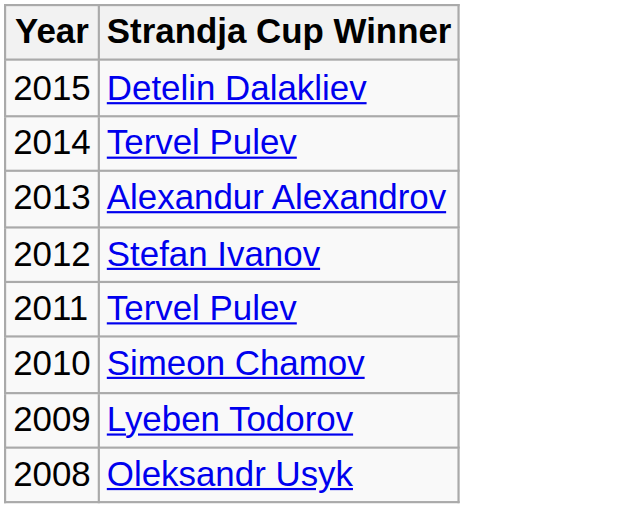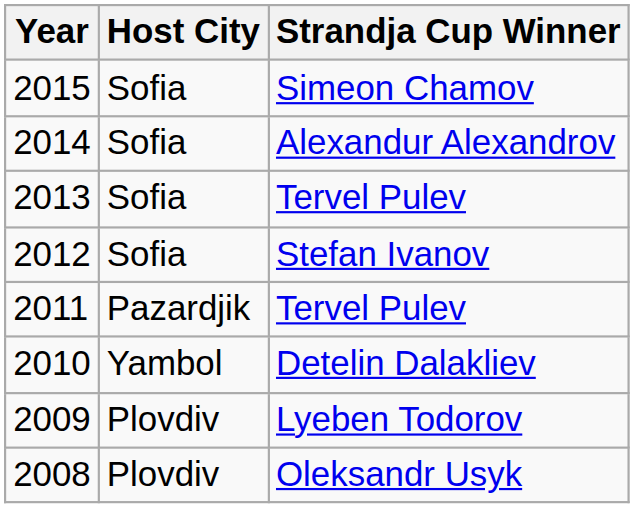+ column: (183, 32)
(237, 87) Detelin Dalakliev -> (405, 87) Simeon Chamov
(202, 142) Tervel Pulev -> (446, 142) Alexandur Alexandrov
(276, 198) Alexandur Alexandrov -> (371, 198) Tervel Pulev
(236, 364) Simeon Chamov -> (406, 364) Detelin Dalakliev
